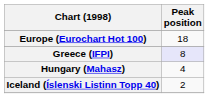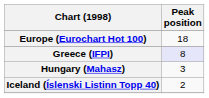(183, 69) 4 -> (183, 69) 3
